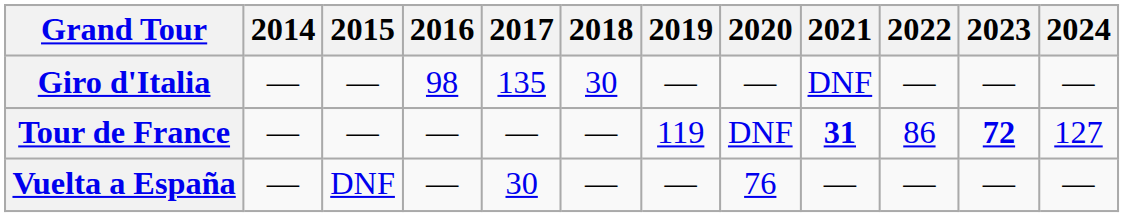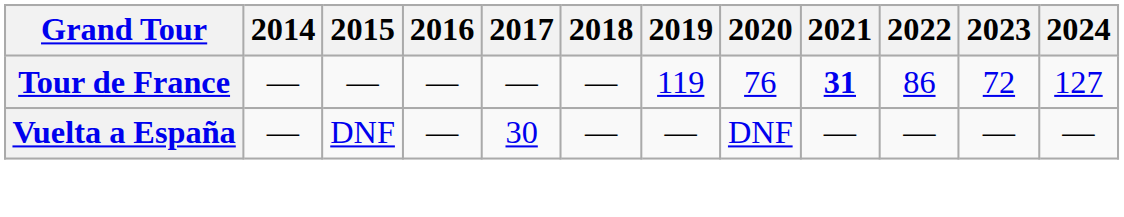- row: (124, 81)
(760, 132) DNF -> (760, 81) 76
(999, 132) bold -> (999, 81) normal
(760, 183) 76 -> (760, 132) DNF
